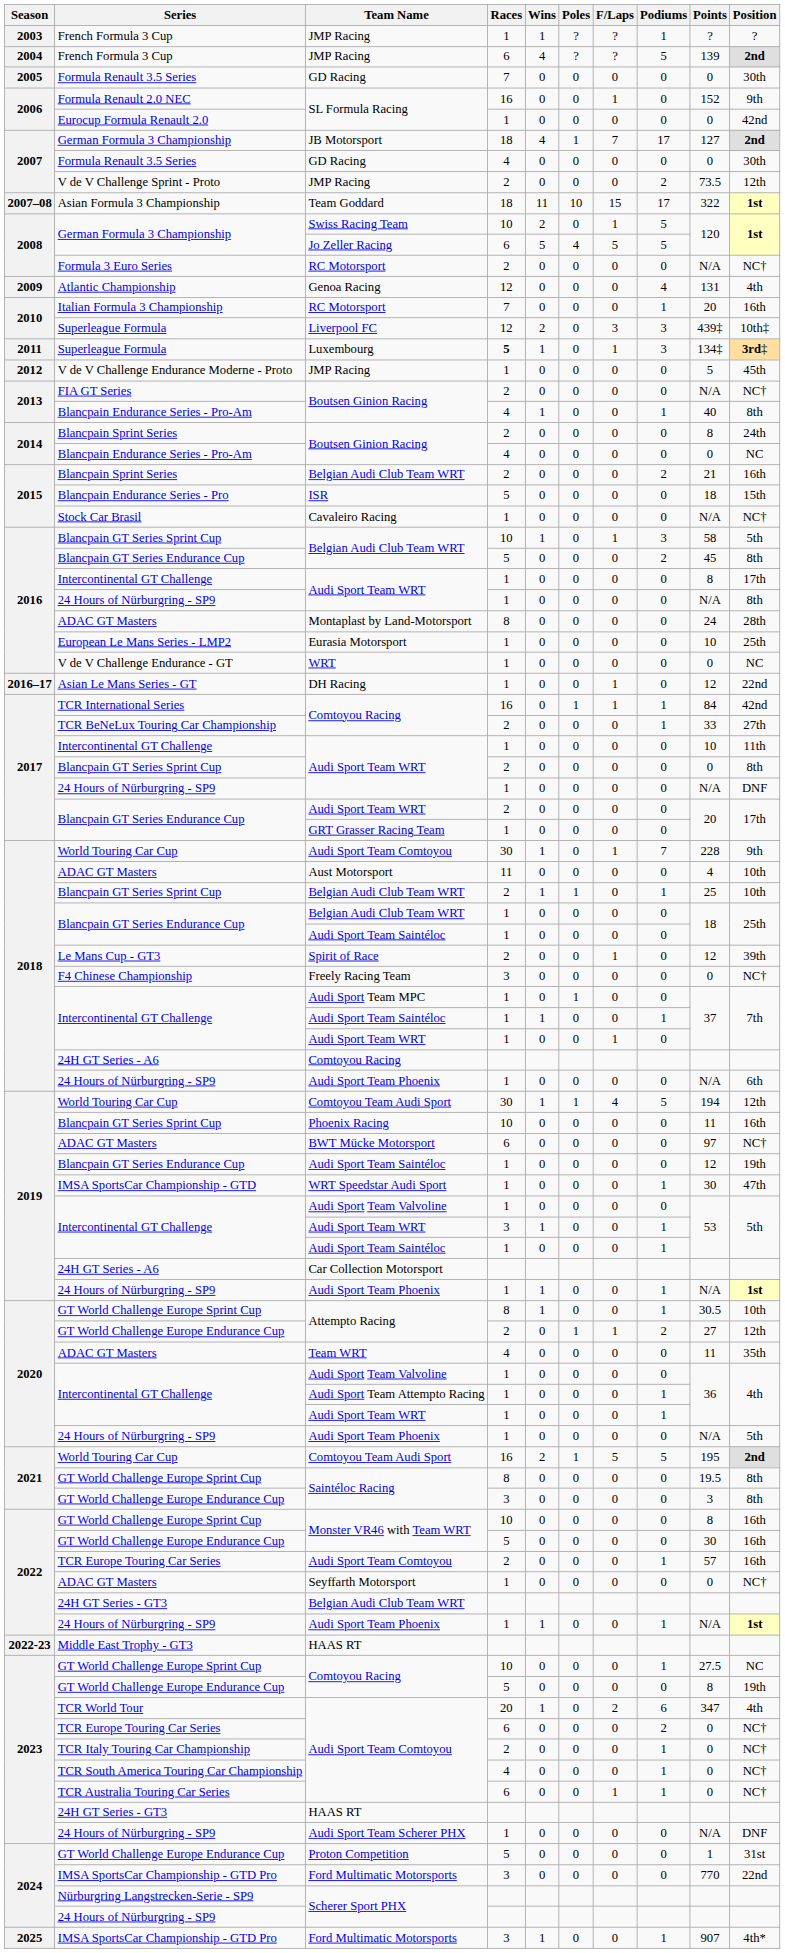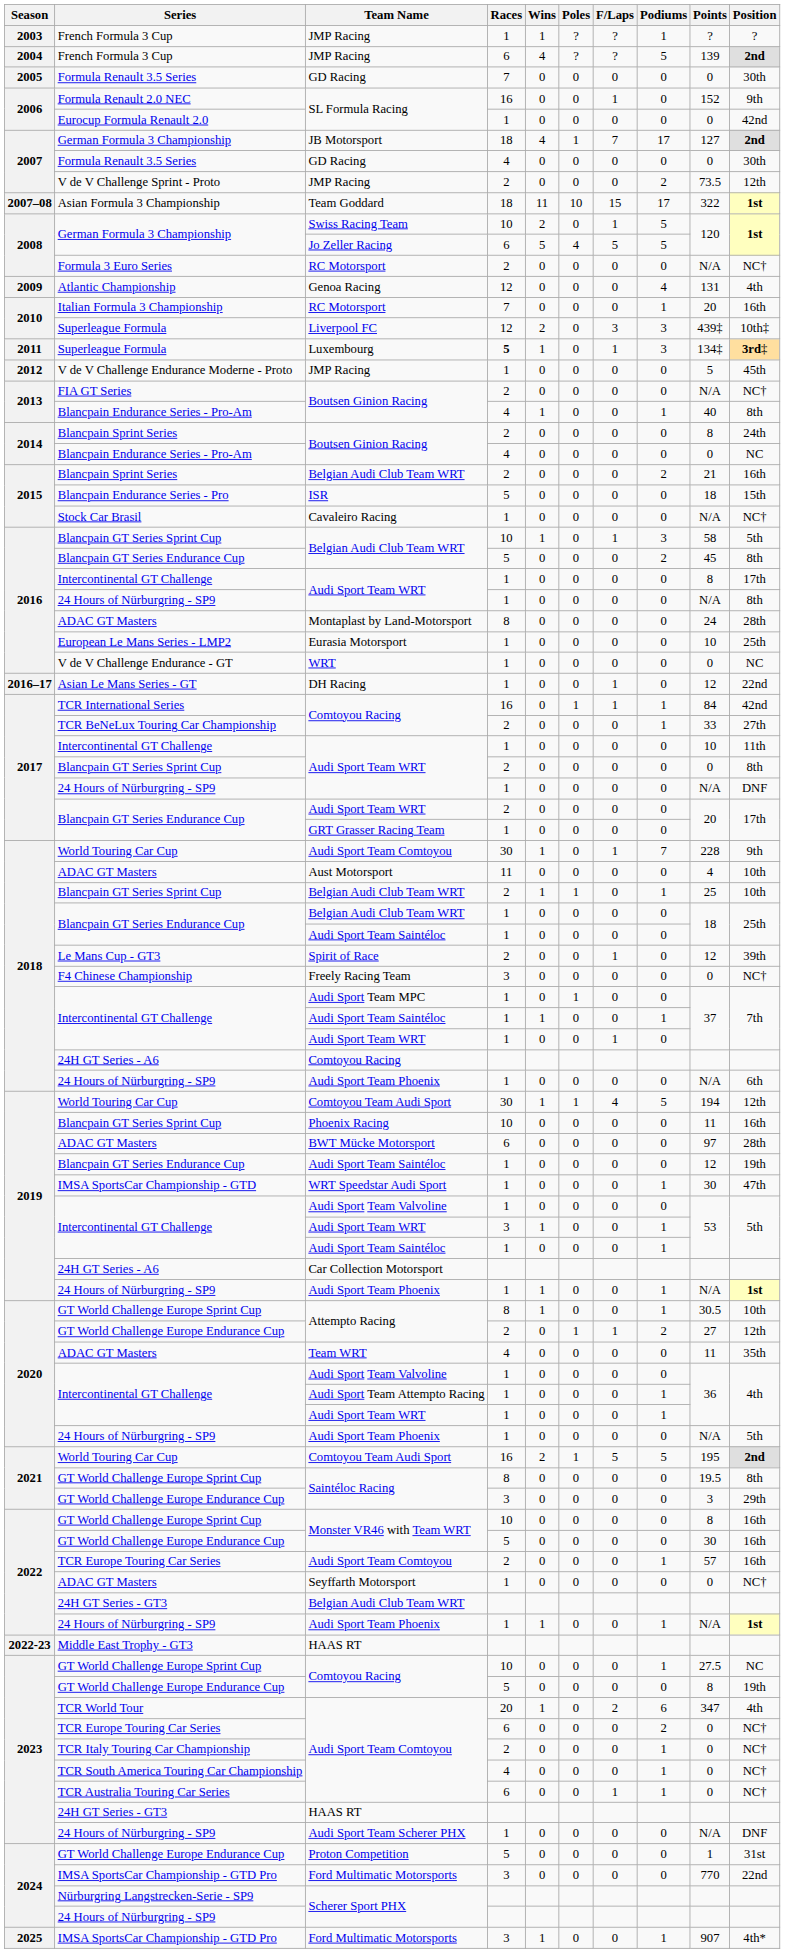(755, 1143) NC† -> (755, 1143) 28th
(755, 1499) 8th -> (755, 1499) 29th
